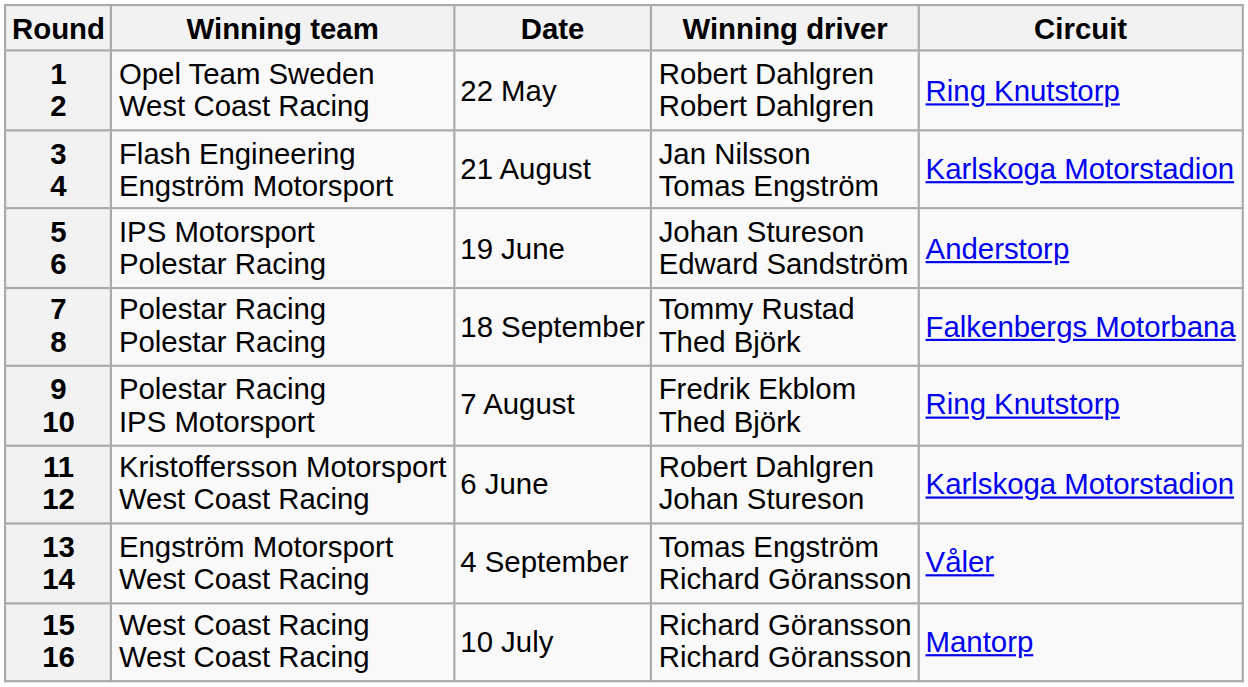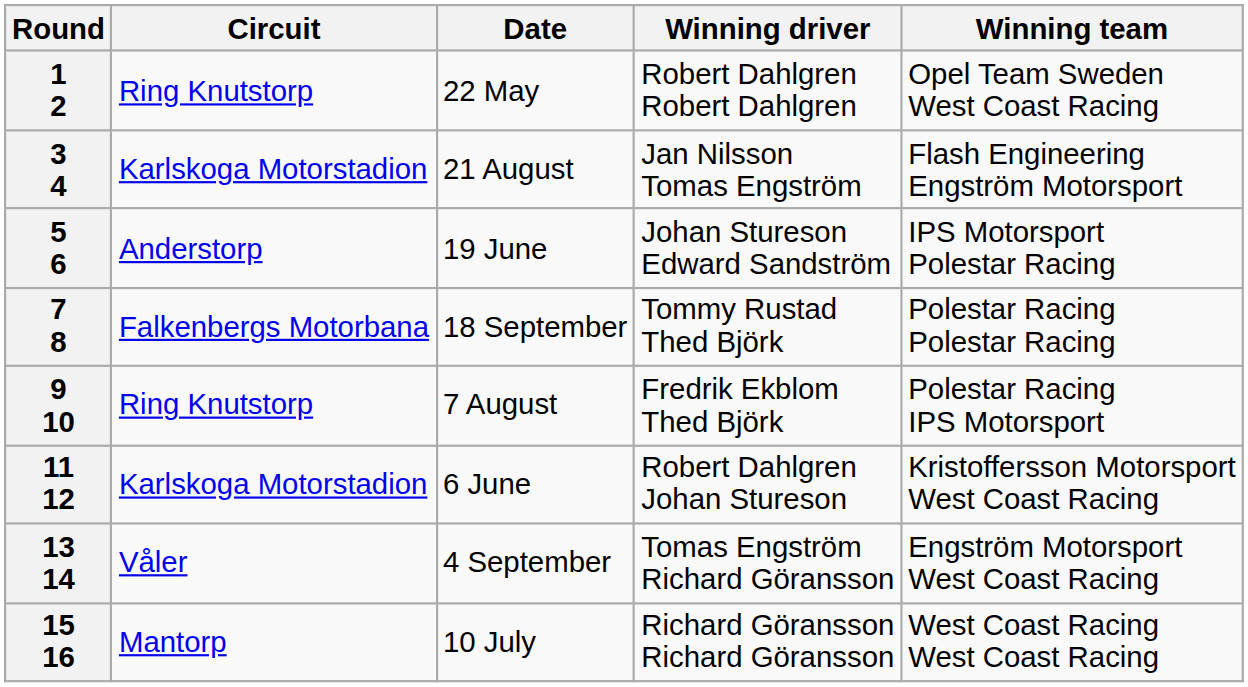columns swapped: (1081, 28) <-> (283, 28)
